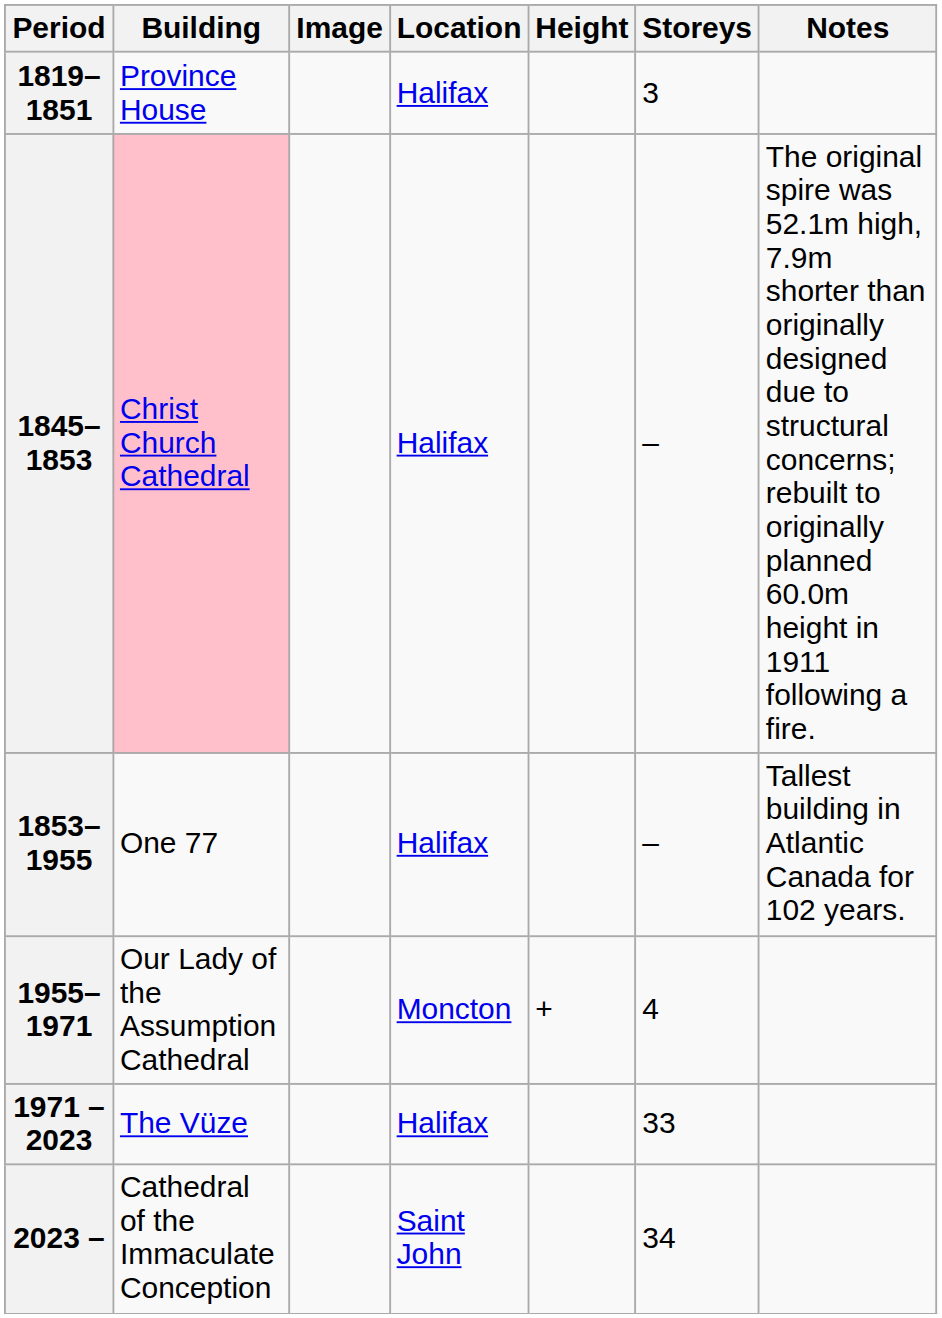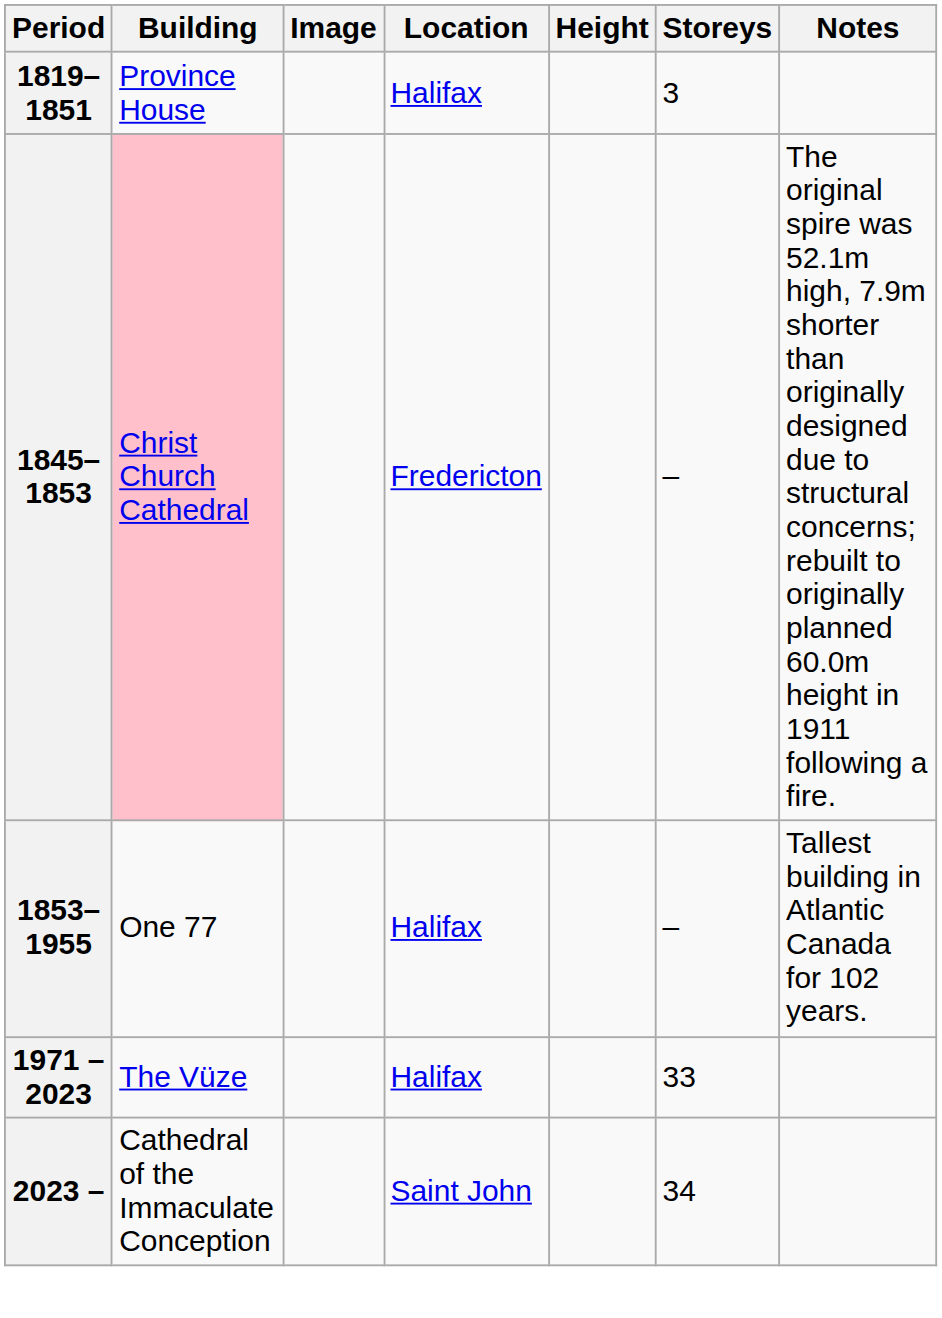(442, 442) Halifax -> (466, 476) Fredericton
- row: (59, 1009)
